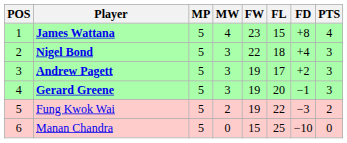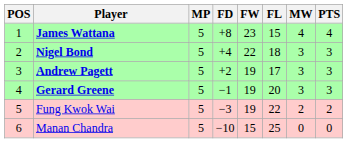columns swapped: (227, 14) <-> (303, 14)
